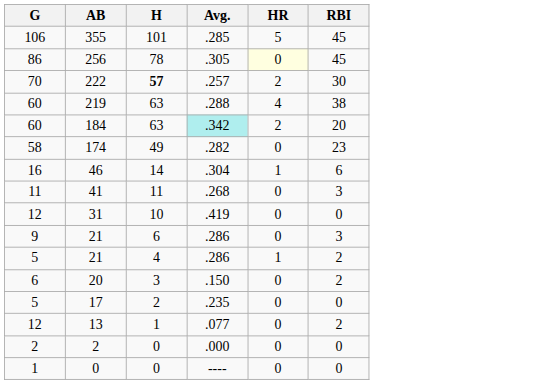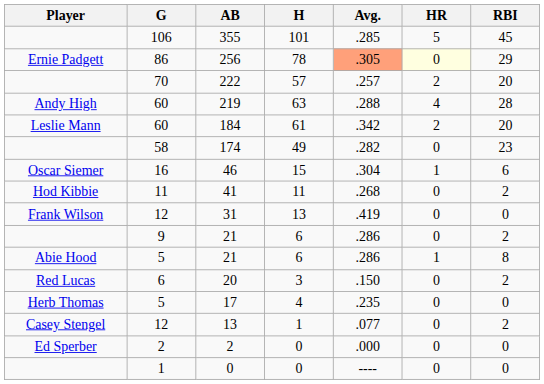+ column: (66, 15)
(217, 59) no background -> (368, 59) lightsalmon background
(339, 59) 45 -> (505, 59) 29
(156, 81) bold -> (299, 81) normal
(339, 81) 30 -> (505, 81) 20
(339, 103) 38 -> (505, 103) 28
(156, 125) 63 -> (299, 125) 61
(217, 125) paleturquoise background -> (368, 125) no background
(156, 170) 14 -> (299, 170) 15
(339, 192) 3 -> (505, 192) 2
(156, 214) 10 -> (299, 214) 13
(339, 236) 3 -> (505, 236) 2
(156, 258) 4 -> (299, 258) 6
(339, 258) 2 -> (505, 258) 8
(156, 302) 2 -> (299, 302) 4
